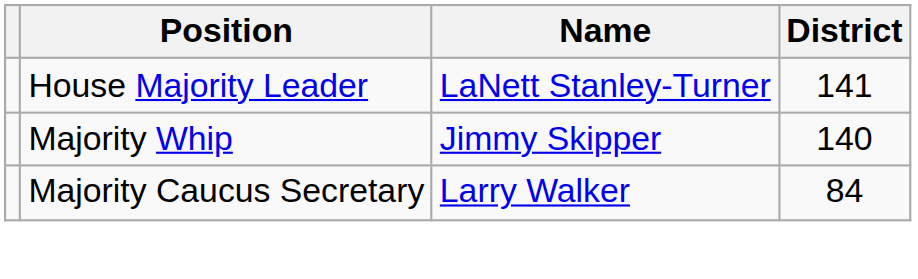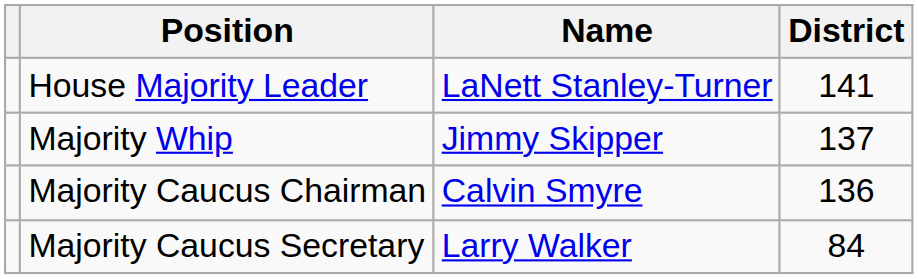(844, 138) 140 -> (846, 138) 137
+ row: (227, 191)
